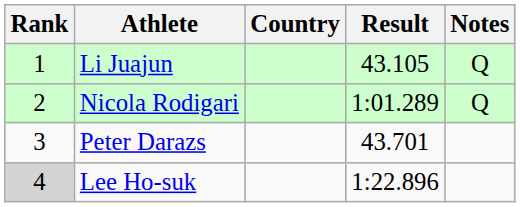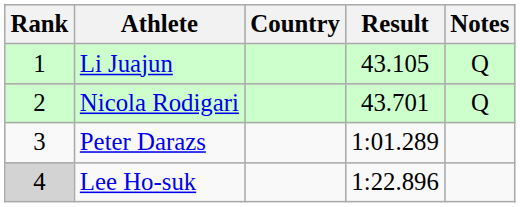(395, 102) 1:01.289 -> (395, 102) 43.701
(395, 142) 43.701 -> (395, 142) 1:01.289
